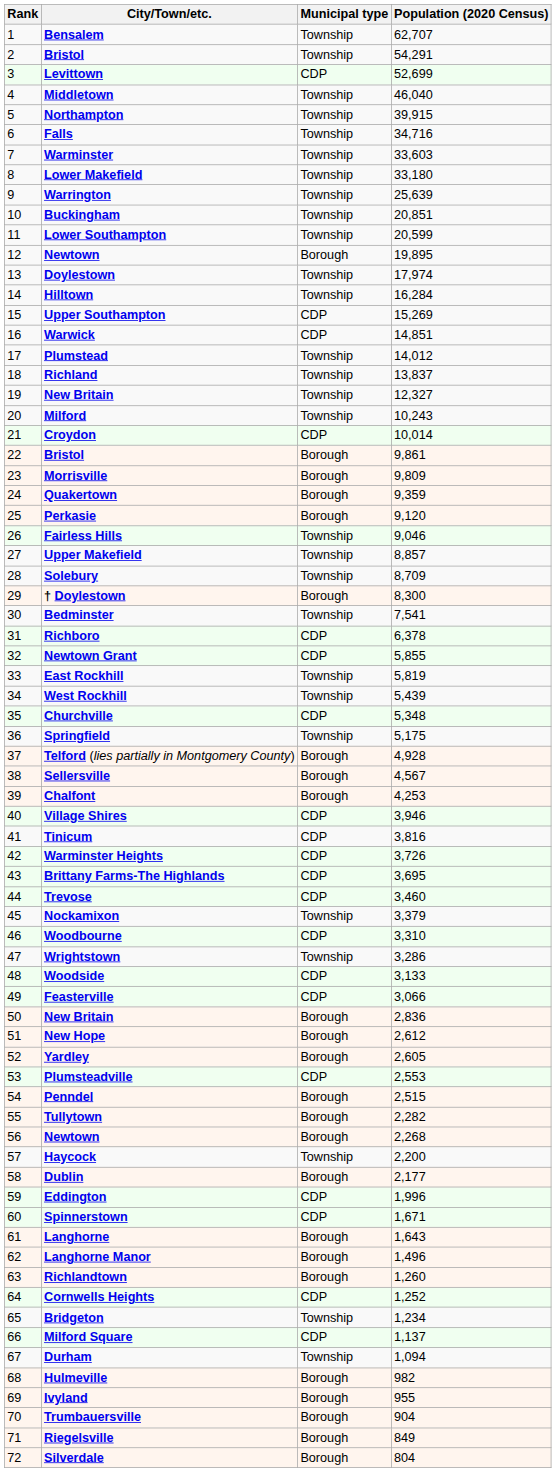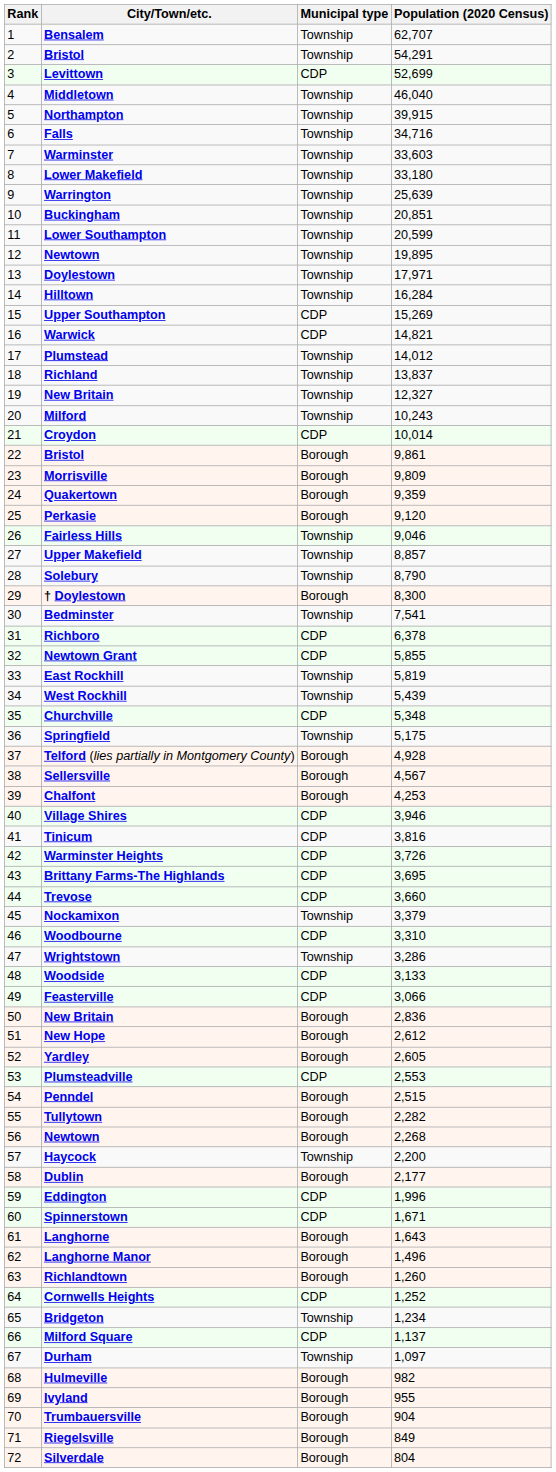(324, 255) Borough -> (327, 255) Township
(413, 275) 17,974 -> (413, 275) 17,971
(413, 335) 14,851 -> (413, 335) 14,821
(410, 575) 8,709 -> (410, 575) 8,790
(410, 896) 3,460 -> (410, 896) 3,660
(410, 1357) 1,094 -> (410, 1357) 1,097
